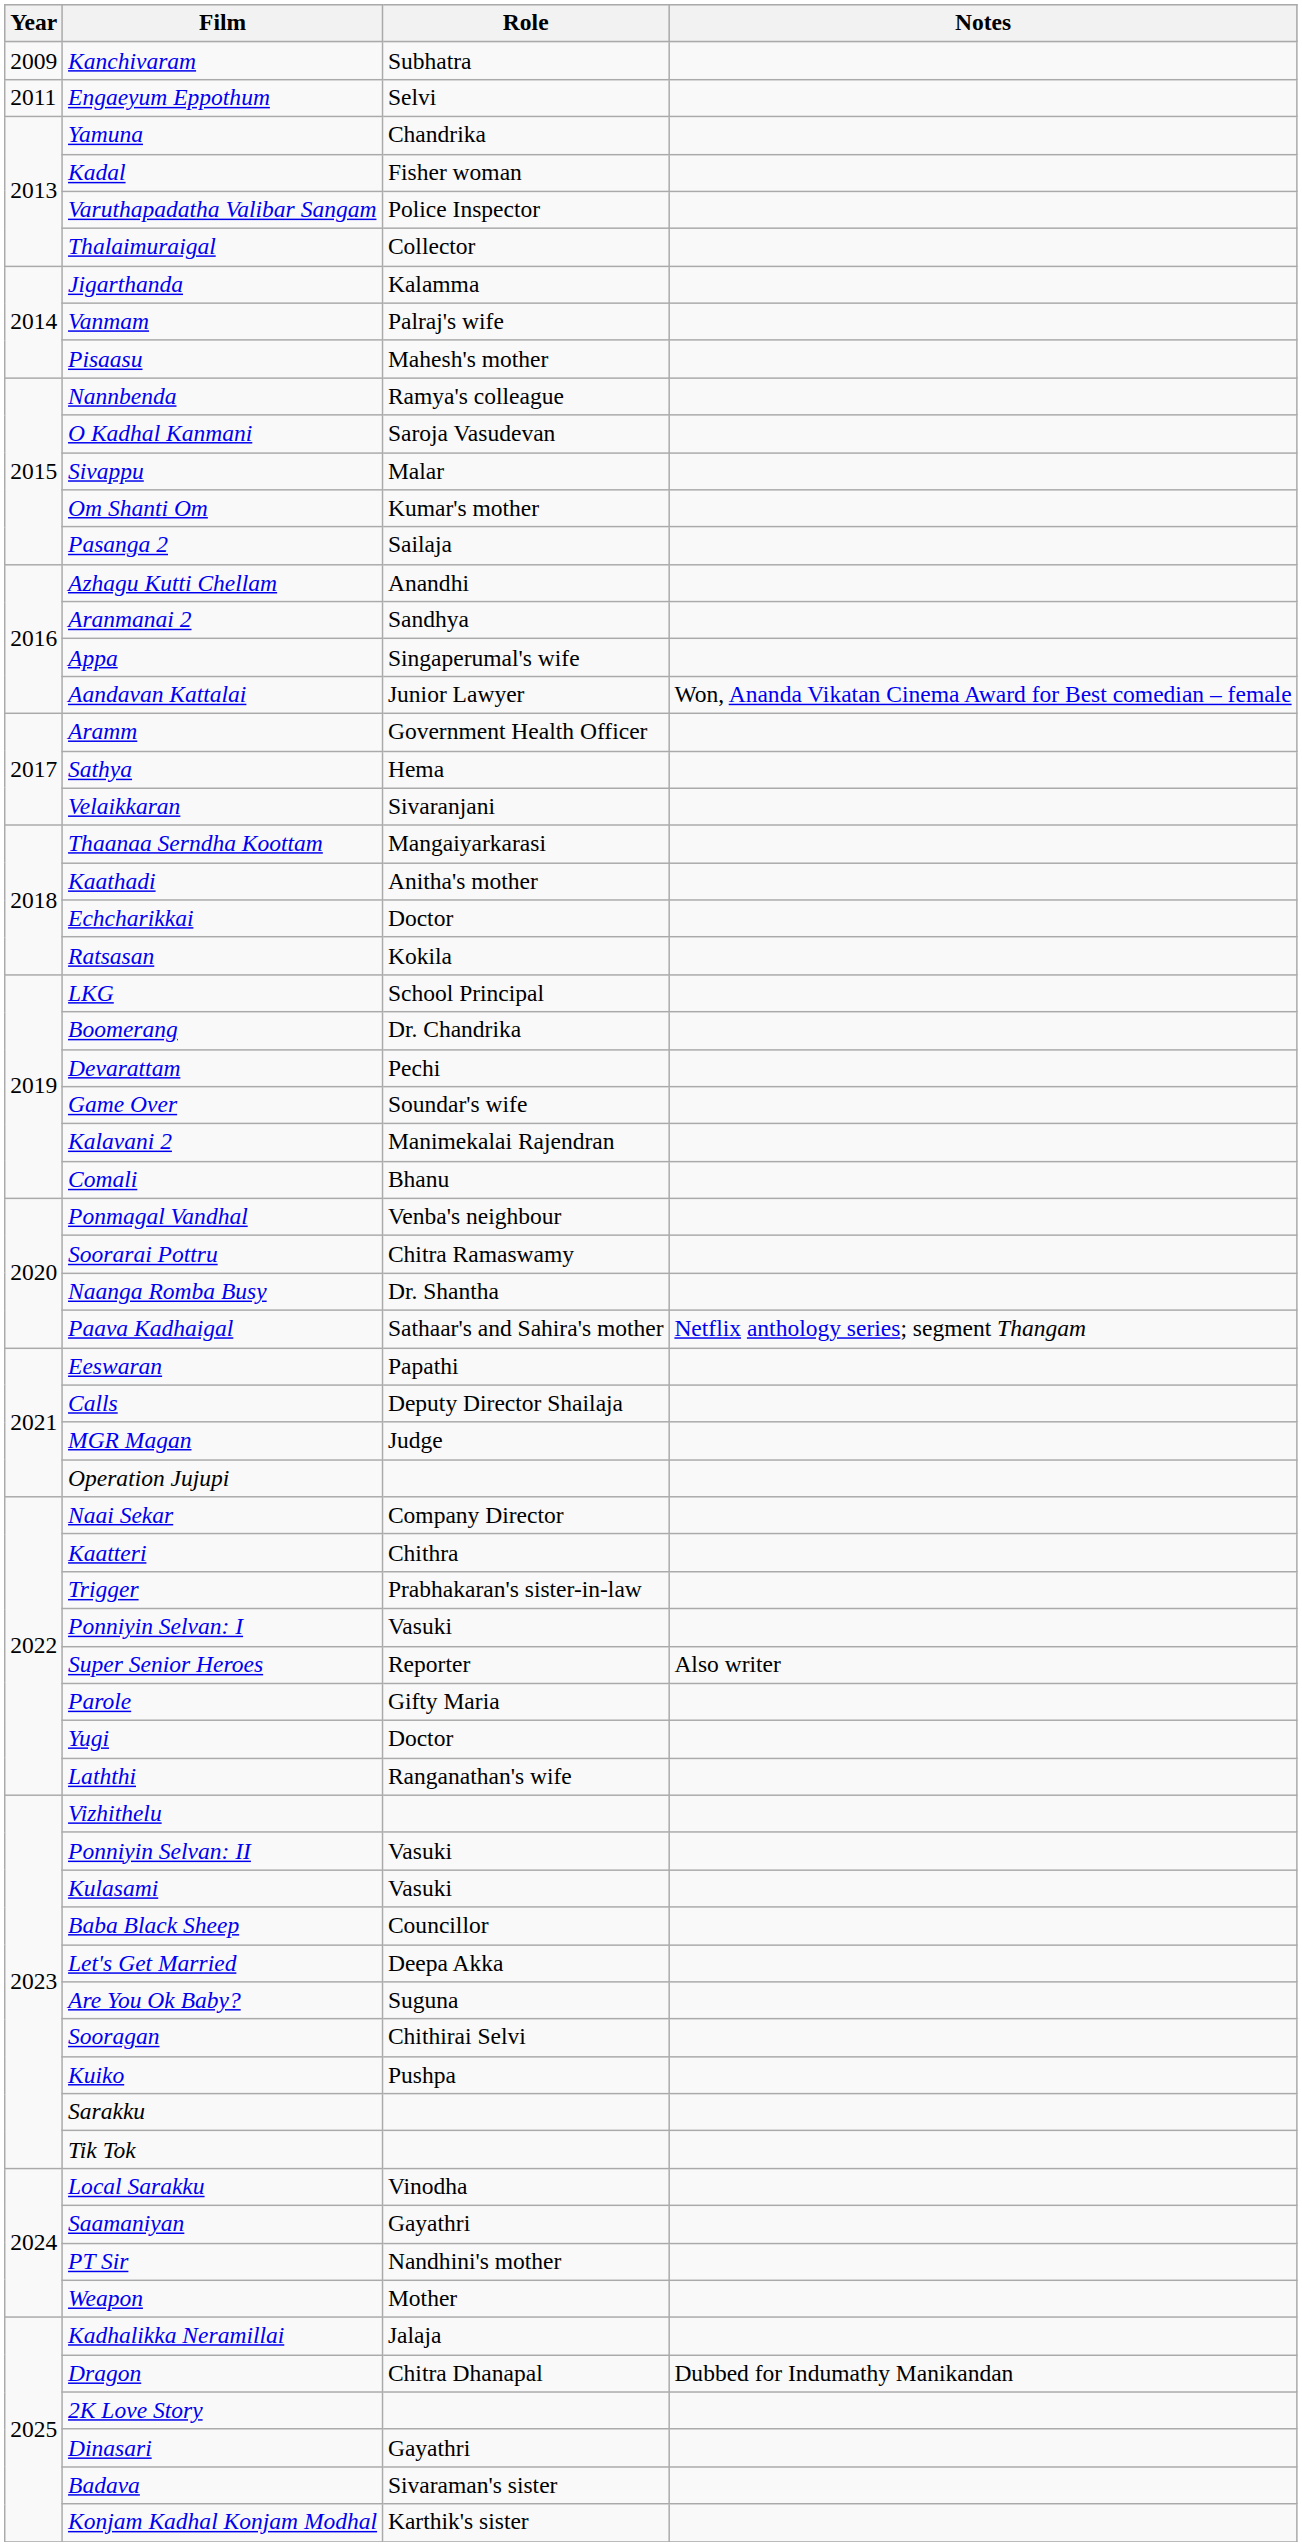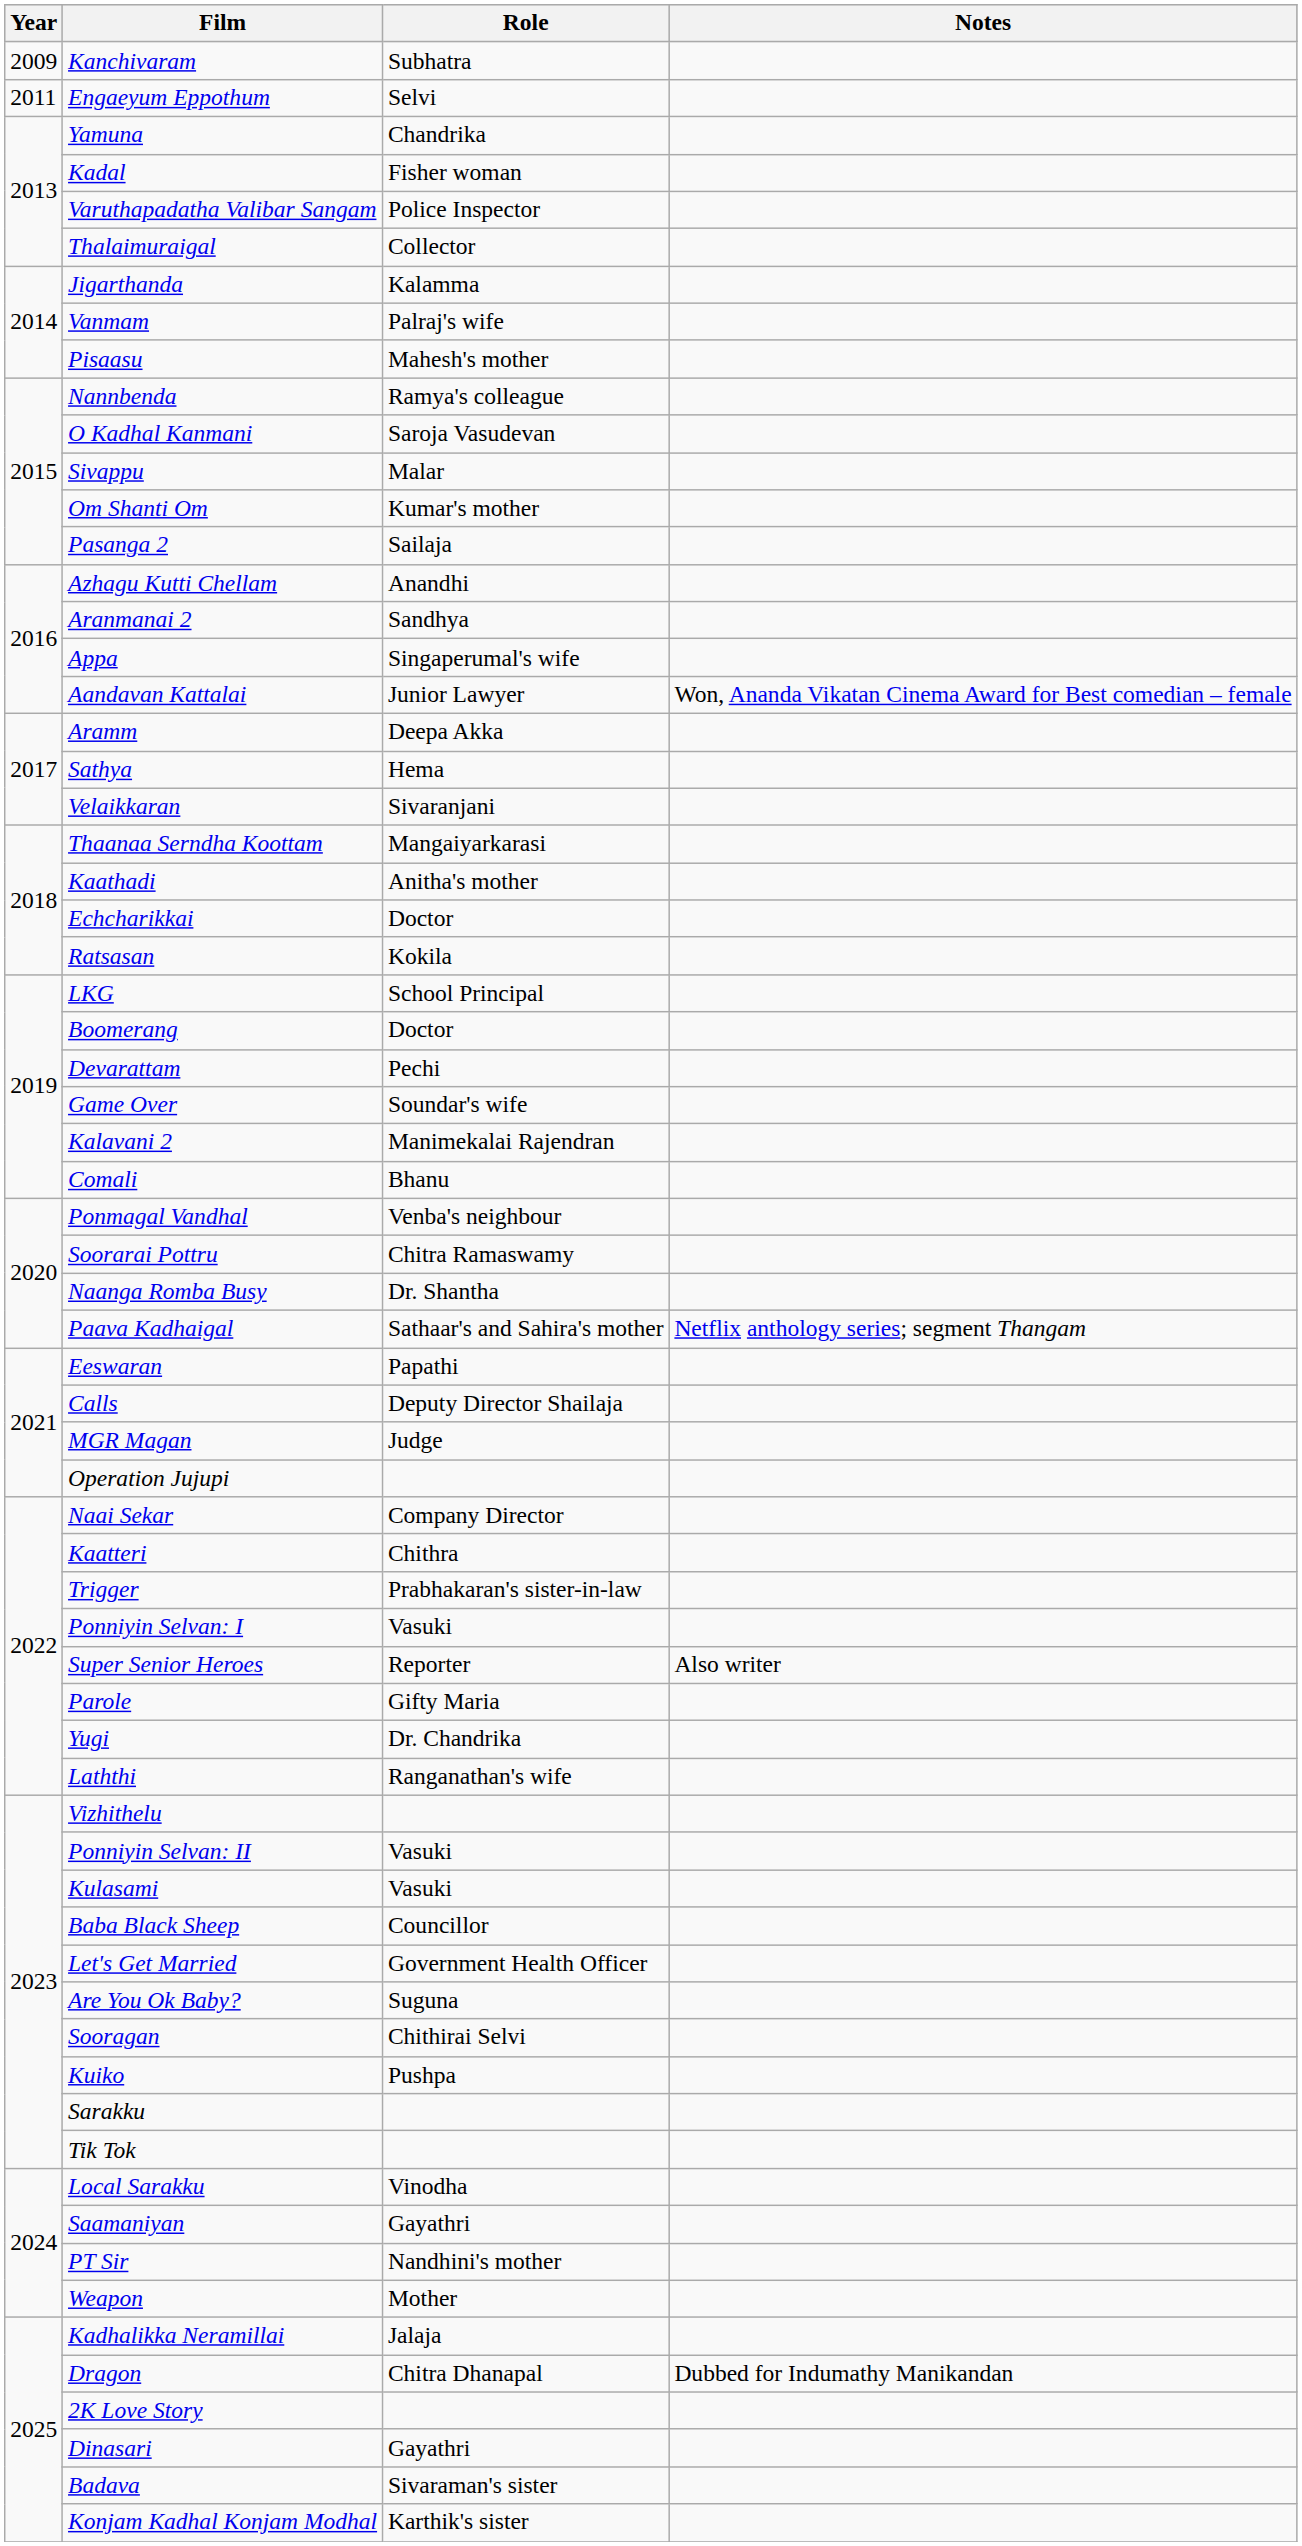(518, 731) Government Health Officer -> (446, 731) Deepa Akka
(455, 1030) Dr. Chandrika -> (421, 1030) Doctor
(421, 1739) Doctor -> (455, 1739) Dr. Chandrika
(446, 1962) Deepa Akka -> (518, 1962) Government Health Officer
